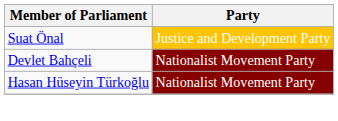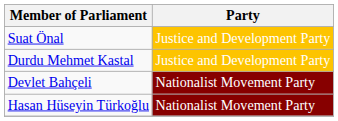+ row: (71, 60)
